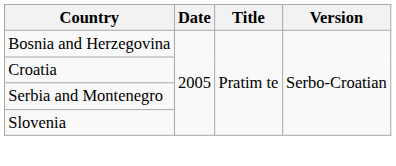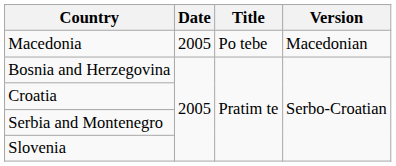+ row: (45, 43)
